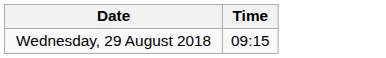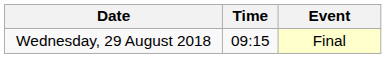+ column: (329, 16)
